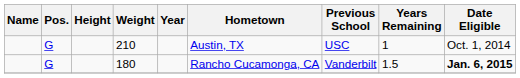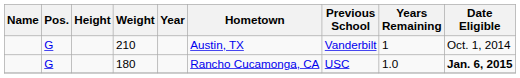(337, 45) USC -> (351, 45) Vanderbilt
(351, 63) Vanderbilt -> (337, 63) USC
(390, 63) 1.5 -> (390, 63) 1.0
